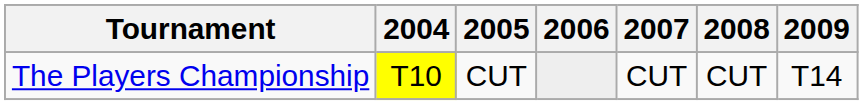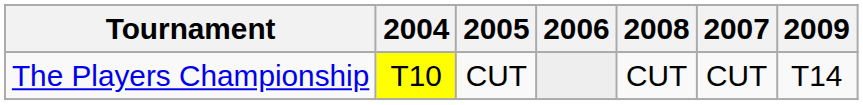columns swapped: (657, 29) <-> (737, 29)
